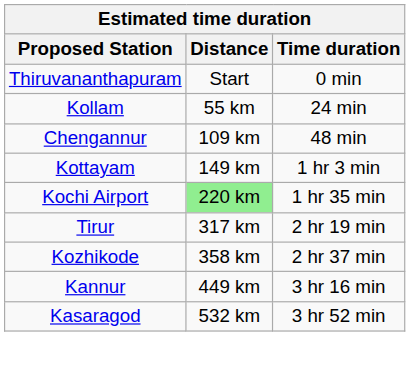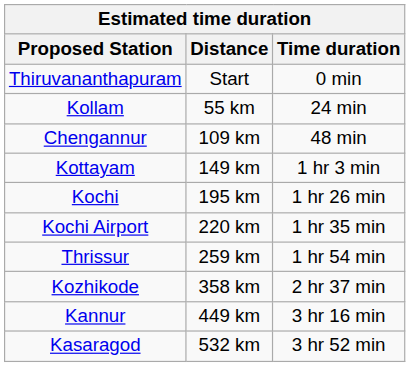+ row: (95, 197)
(229, 197) lightgreen background -> (229, 227) no background
+ row: (95, 256)
- row: (95, 227)
